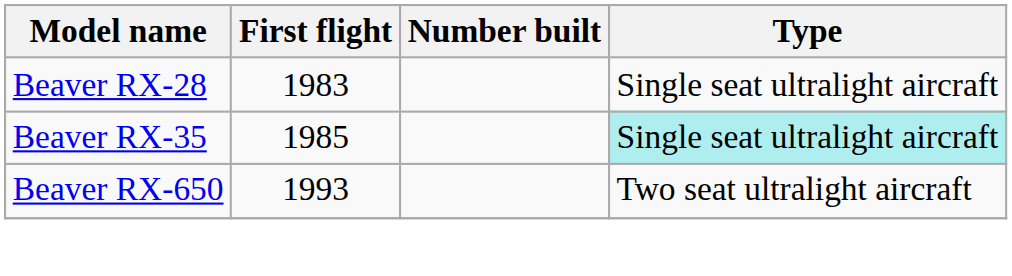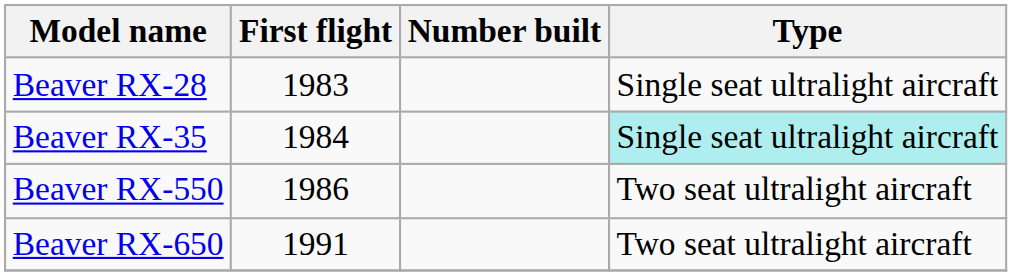(316, 137) 1985 -> (316, 137) 1984
+ row: (118, 190)
(316, 190) 1993 -> (316, 243) 1991
